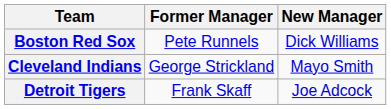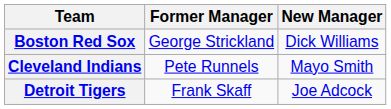(211, 41) Pete Runnels -> (211, 41) George Strickland
(211, 66) George Strickland -> (211, 66) Pete Runnels
